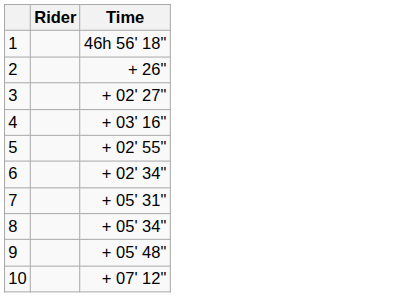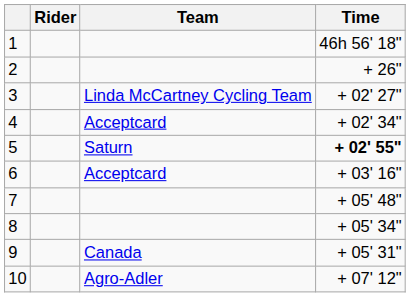+ column: (198, 17)
(134, 122) + 03' 16" -> (369, 122) + 02' 34"
(134, 148) normal -> (368, 148) bold
(134, 174) + 02' 34" -> (369, 174) + 03' 16"
(134, 200) + 05' 31" -> (369, 200) + 05' 48"
(134, 252) + 05' 48" -> (369, 252) + 05' 31"
